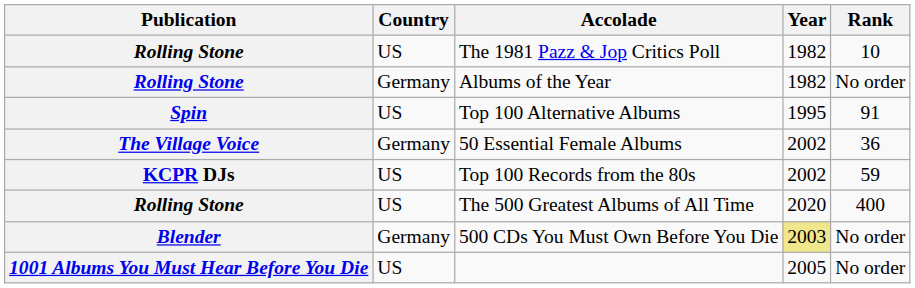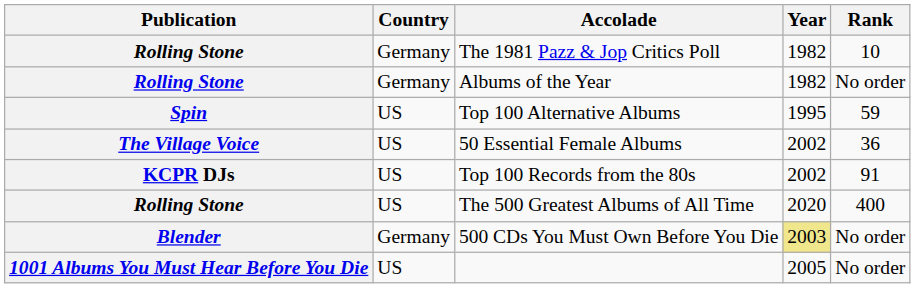(390, 50) US -> (414, 50) Germany
(870, 112) 91 -> (870, 112) 59
(414, 143) Germany -> (390, 143) US
(870, 174) 59 -> (870, 174) 91
